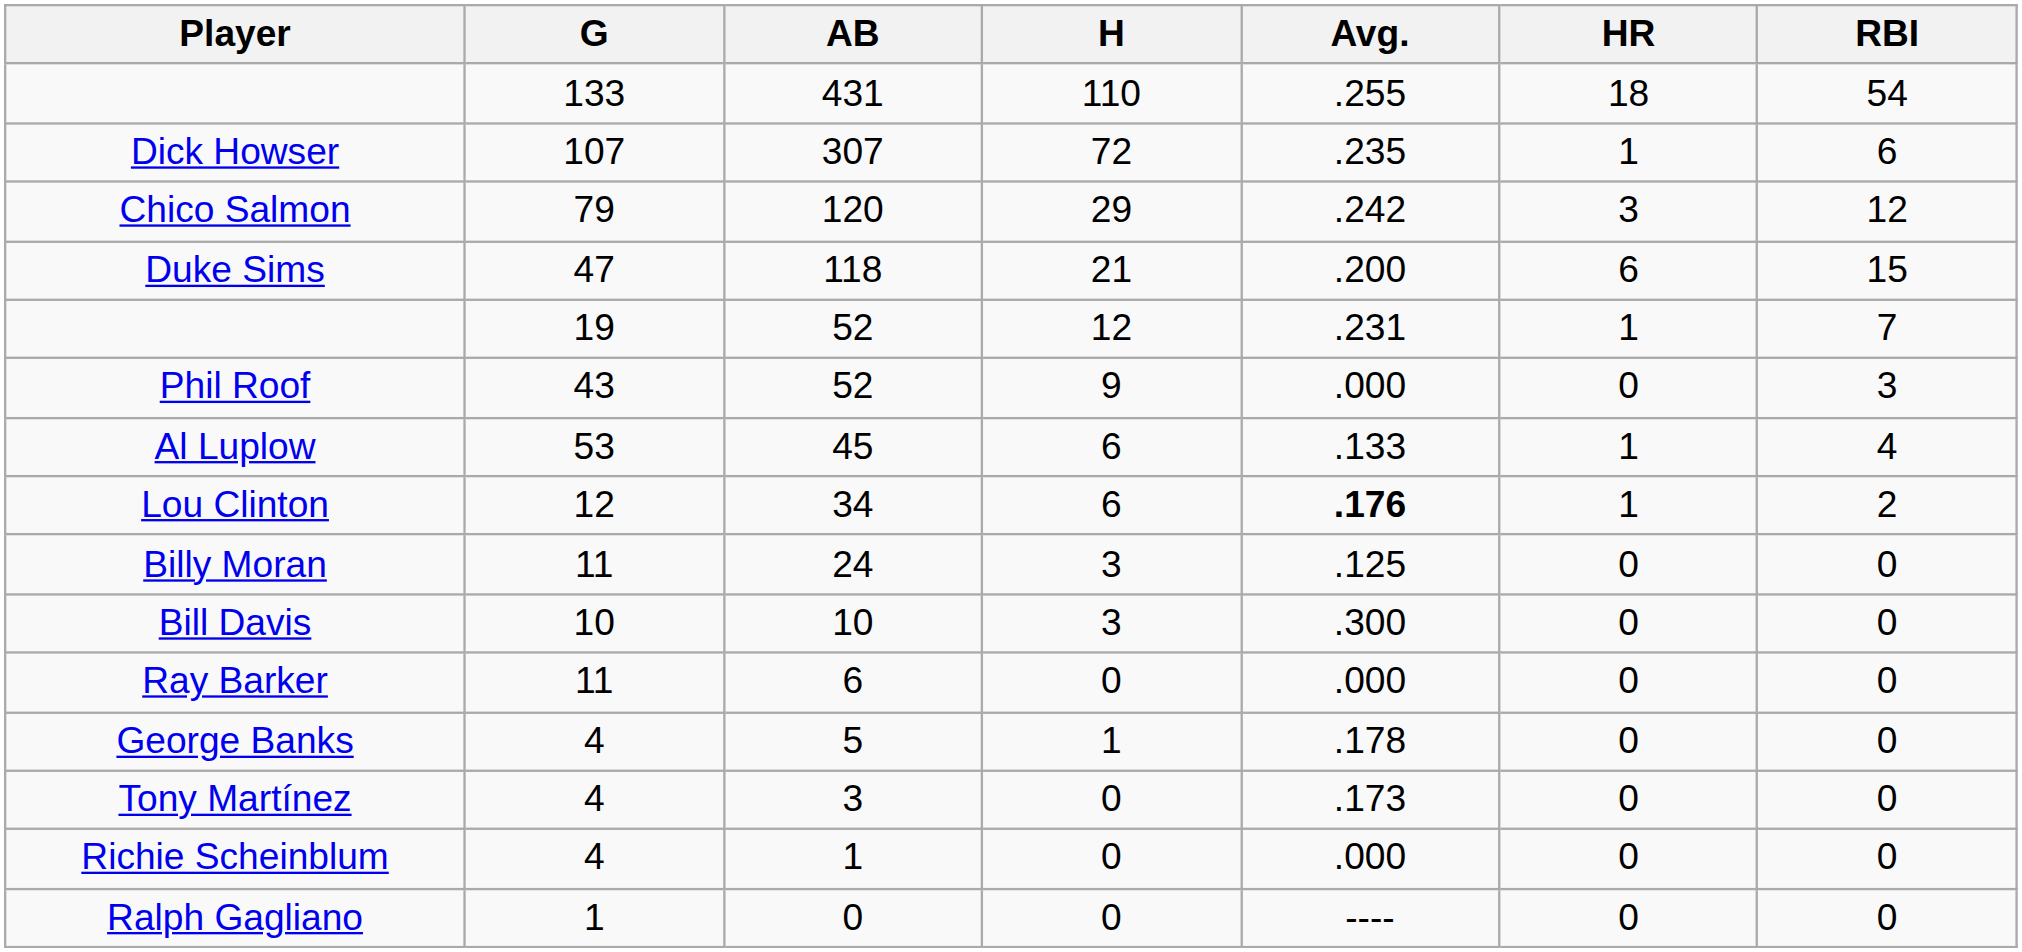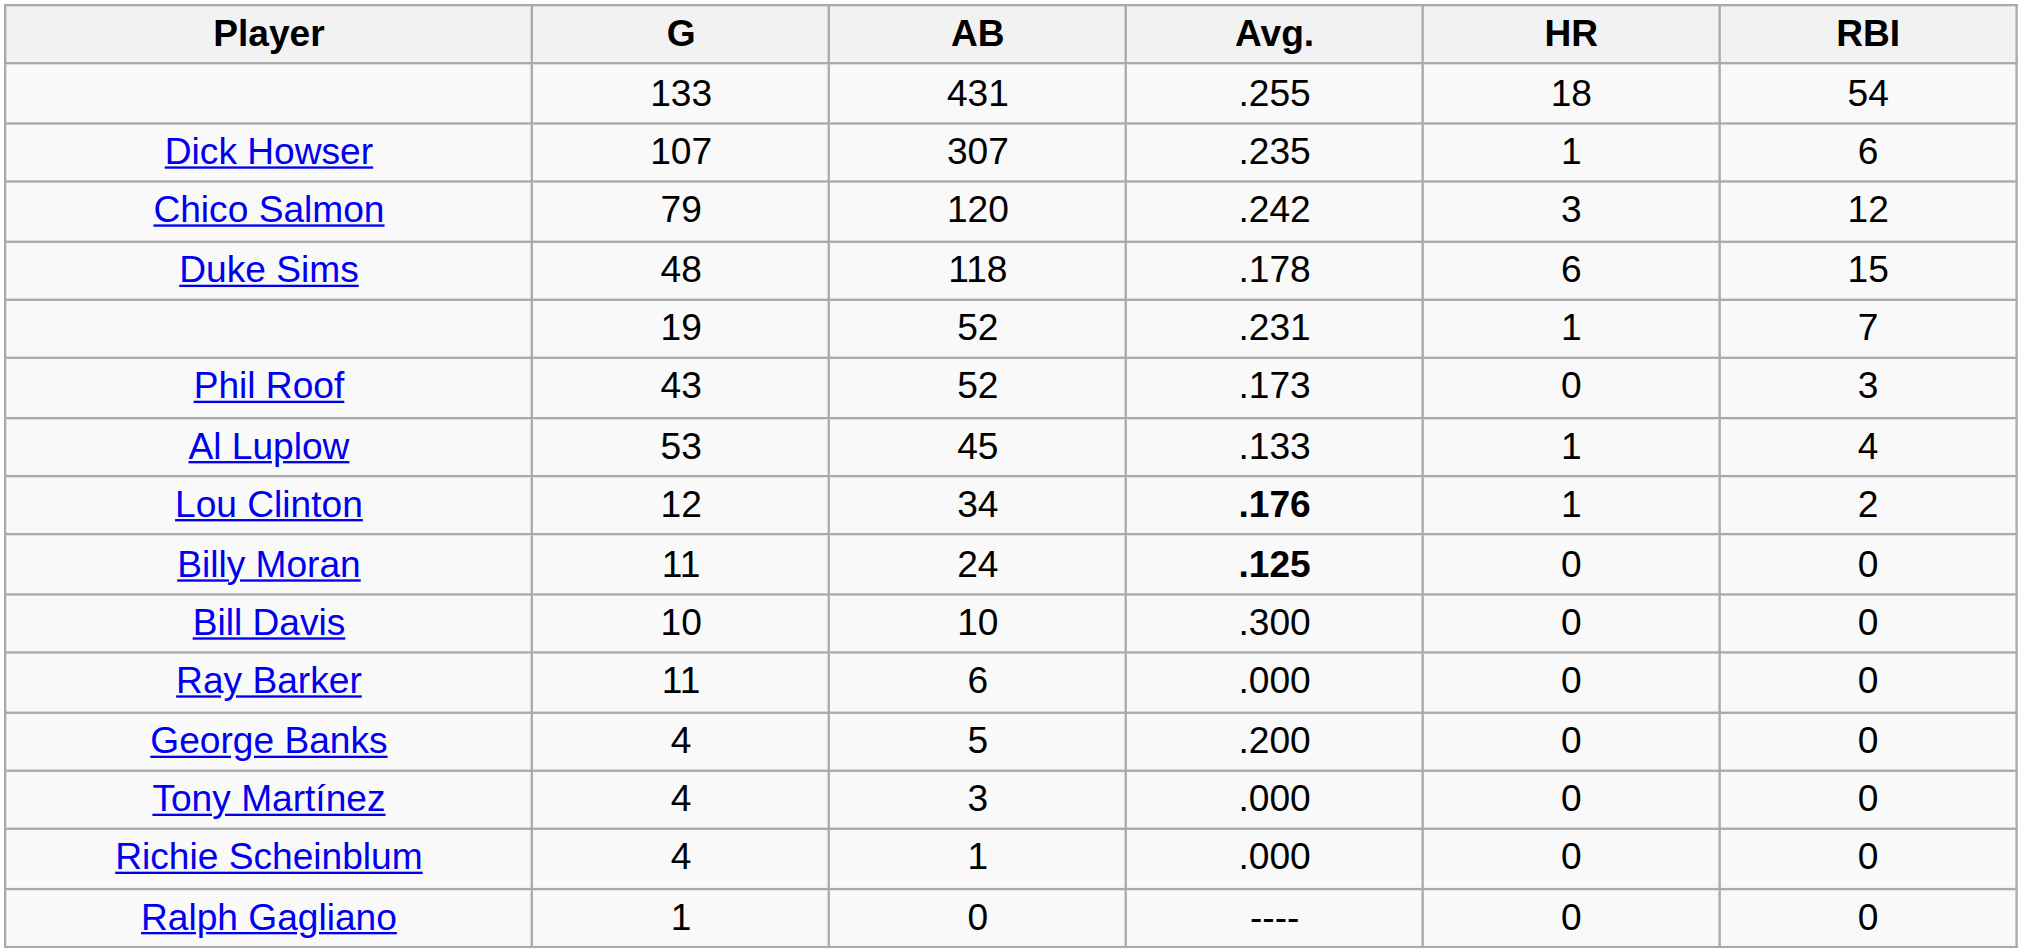- column: (1111, 33)
(594, 269) 47 -> (681, 269) 48
(1370, 269) .200 -> (1275, 269) .178
(1370, 387) .000 -> (1275, 387) .173
(1370, 563) normal -> (1275, 563) bold
(1370, 740) .178 -> (1275, 740) .200
(1370, 799) .173 -> (1275, 799) .000
